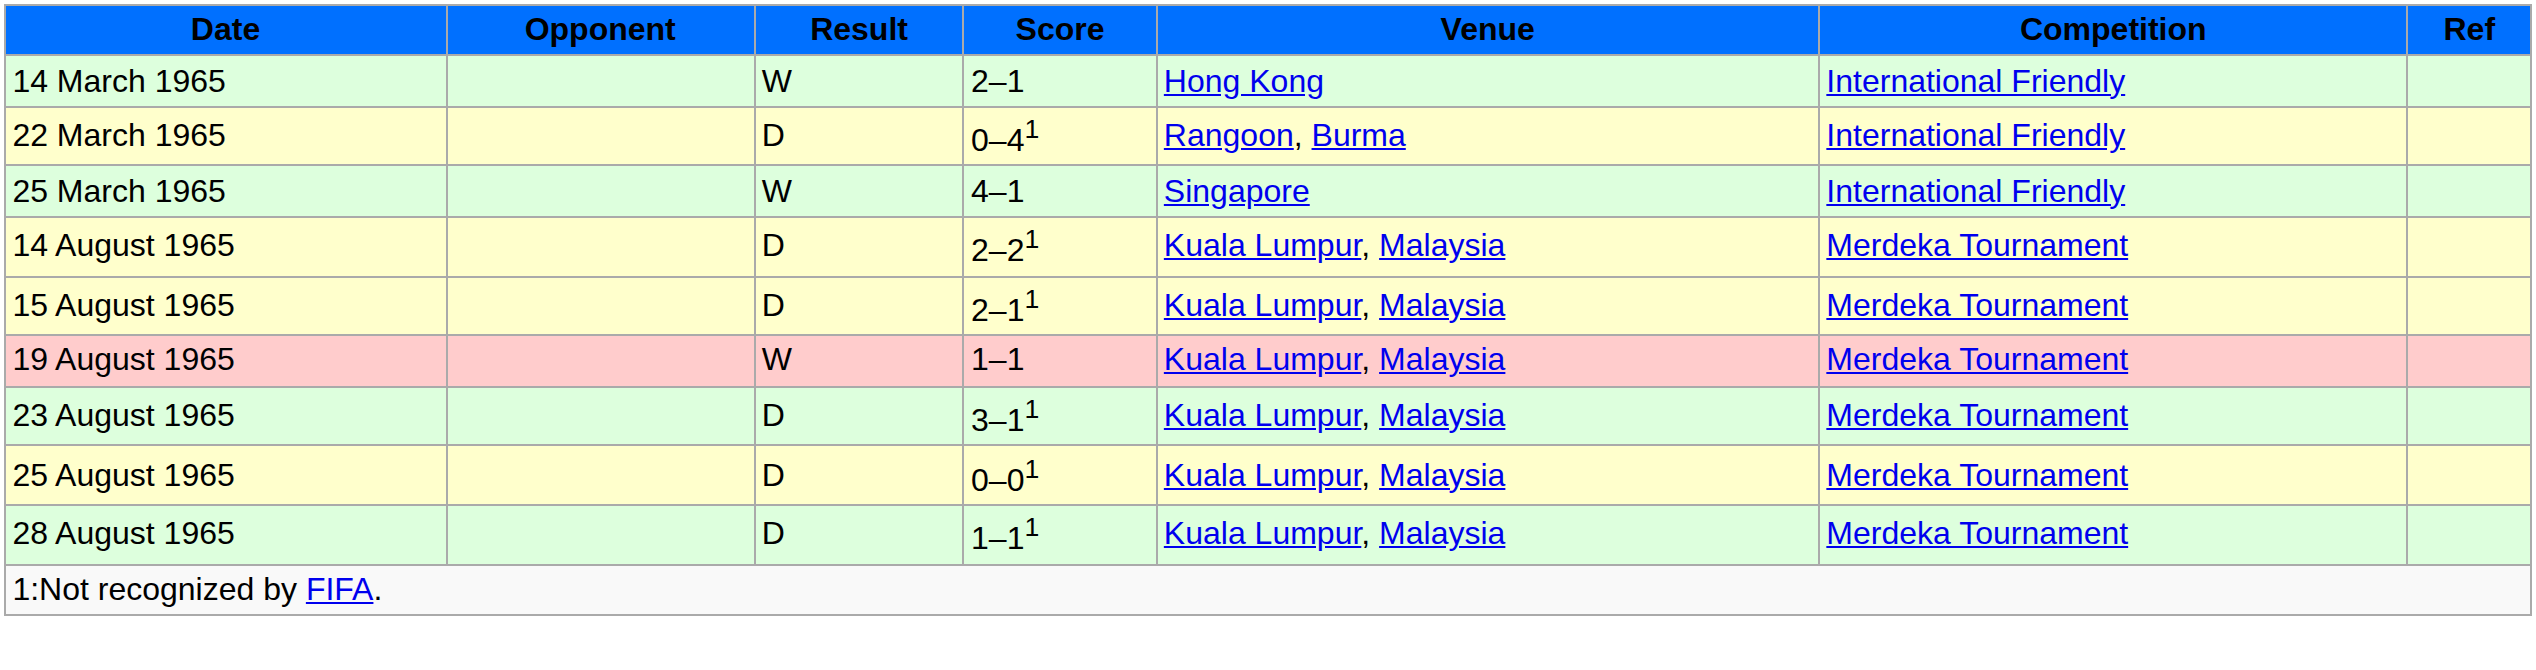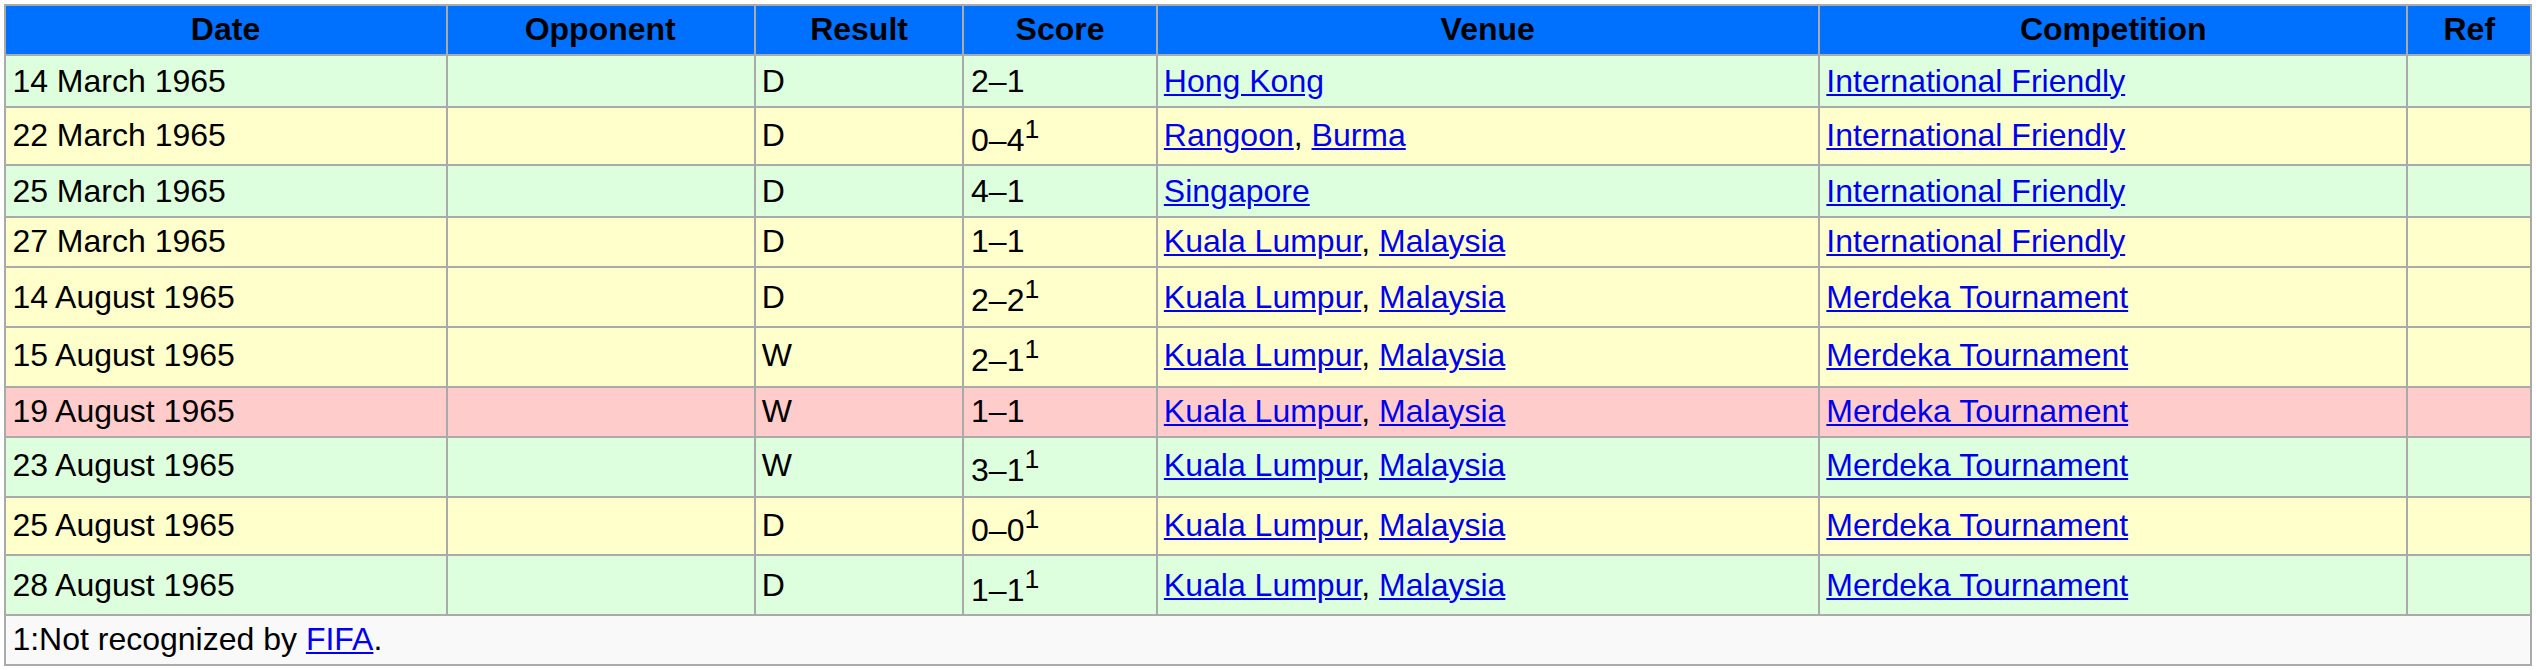(777, 80) W -> (773, 80) D
(777, 190) W -> (773, 190) D
+ row: (119, 241)
(773, 305) D -> (777, 356) W
(773, 415) D -> (777, 466) W
